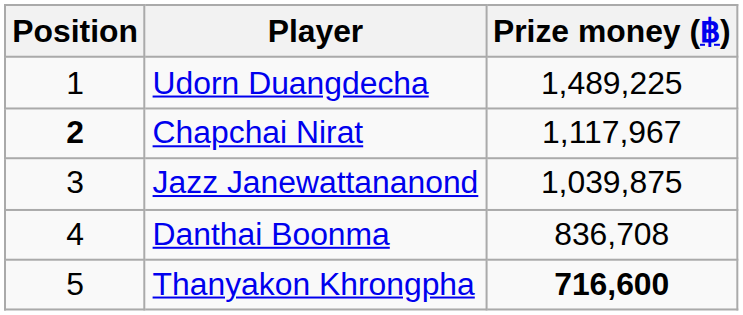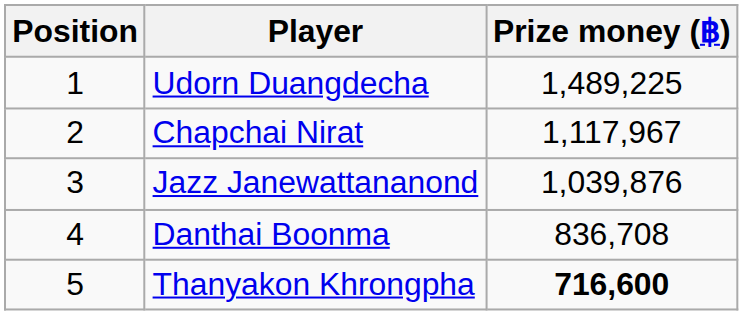(75, 132) bold -> (75, 132) normal
(612, 183) 1,039,875 -> (612, 183) 1,039,876
